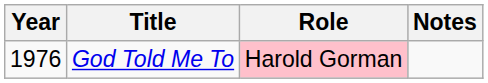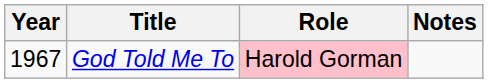(36, 59) 1976 -> (36, 59) 1967
